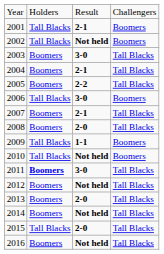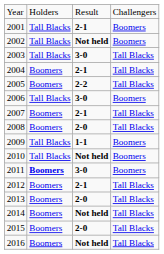(46, 55) Boomers -> (50, 55) Tall Blacks
(133, 170) Tall Blacks -> (129, 170) Boomers
(92, 185) Not held -> (81, 185) 2-1
(50, 228) Tall Blacks -> (46, 228) Boomers
